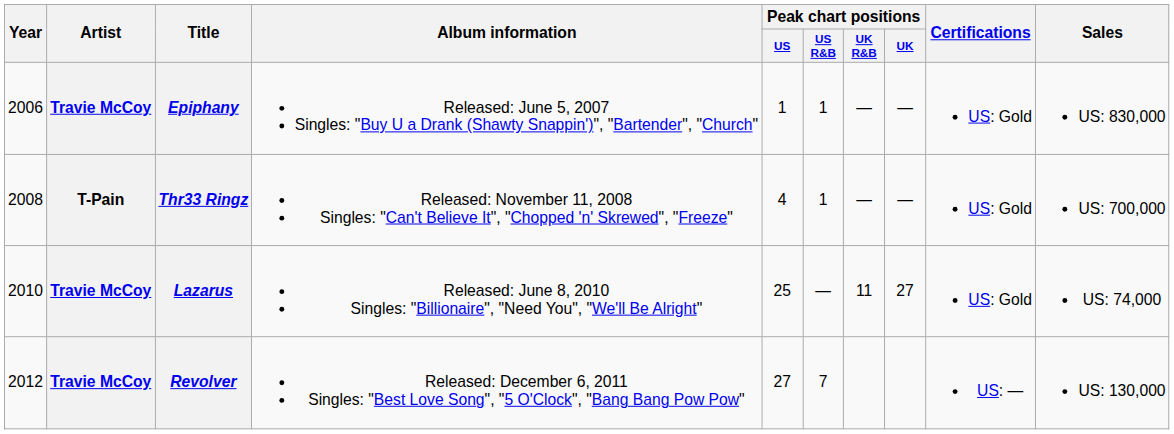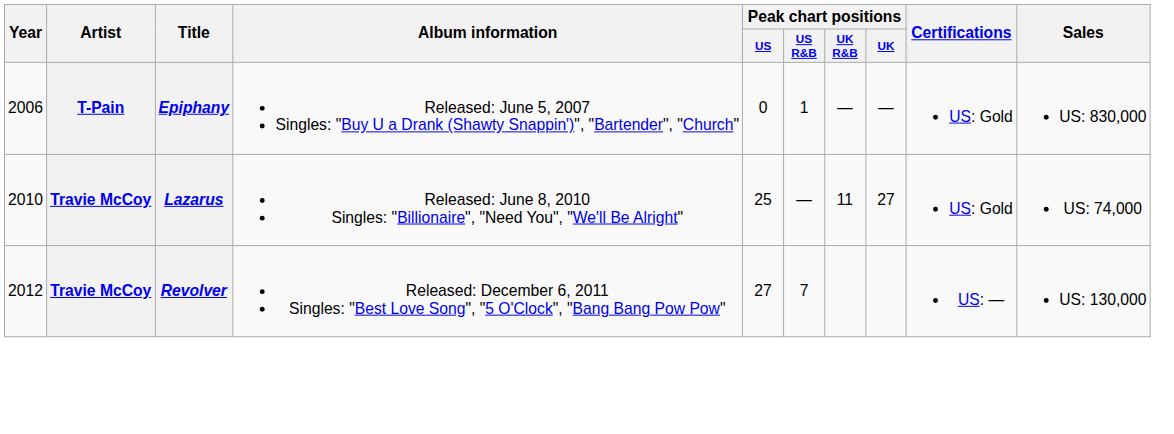(101, 108) Travie McCoy -> (101, 108) T-Pain
(782, 108) 1 -> (763, 108) 0
- row: (203, 199)
